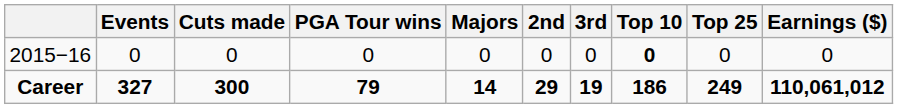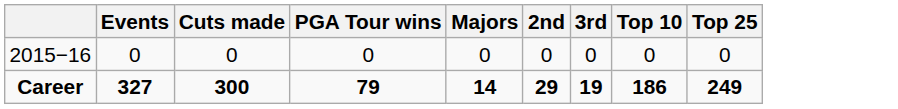- column: (827, 21)
(650, 54) bold -> (650, 54) normal
